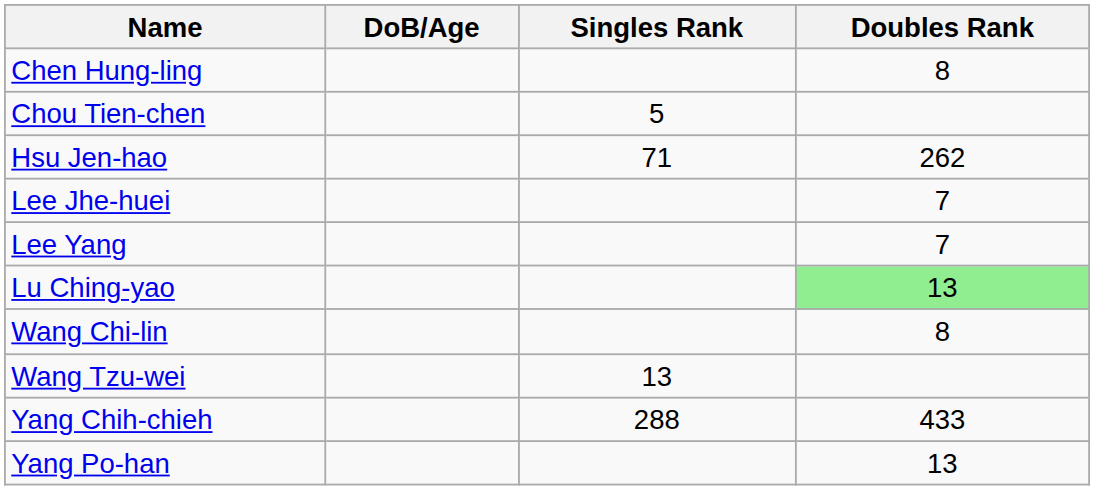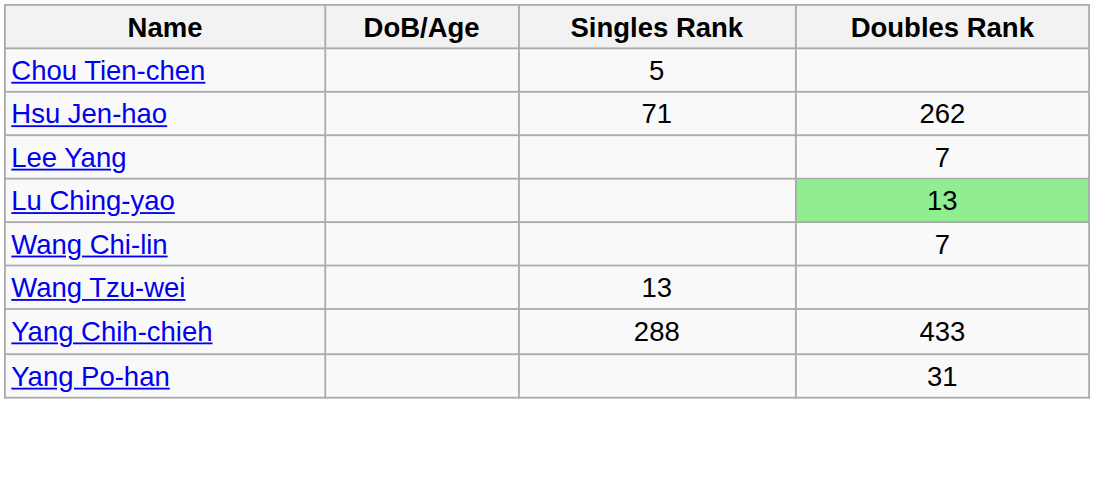- row: (107, 70)
- row: (91, 201)
(942, 332) 8 -> (942, 245) 7
(942, 462) 13 -> (942, 375) 31
